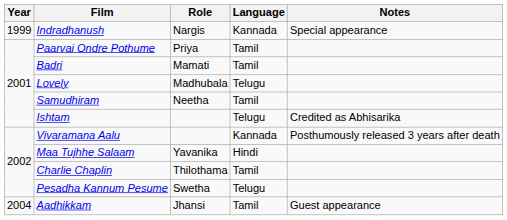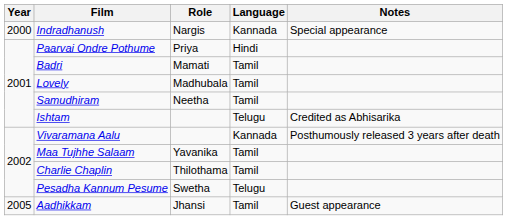(19, 30) 1999 -> (19, 30) 2000
(246, 48) Tamil -> (245, 48) Hindi
(249, 83) Telugu -> (246, 83) Tamil
(245, 153) Hindi -> (246, 153) Tamil
(19, 205) 2004 -> (19, 205) 2005
